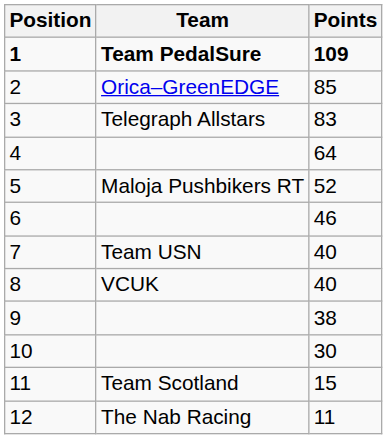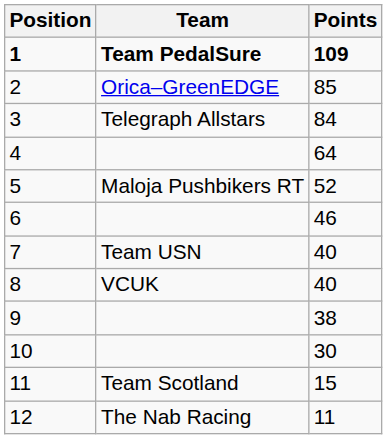(325, 119) 83 -> (325, 119) 84
